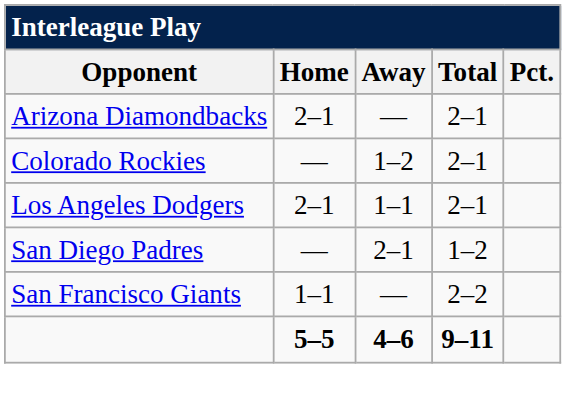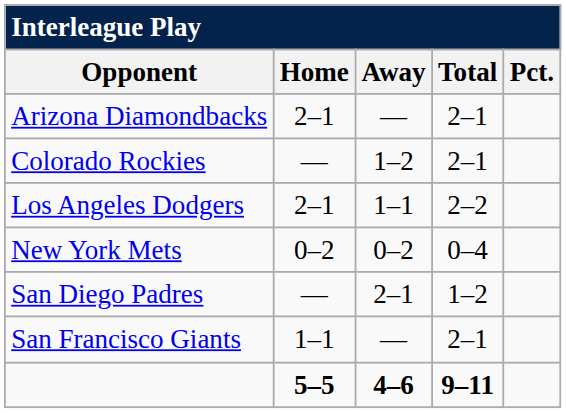(468, 205) 2–1 -> (468, 205) 2–2
+ row: (96, 250)
(468, 294) 2–2 -> (468, 339) 2–1
